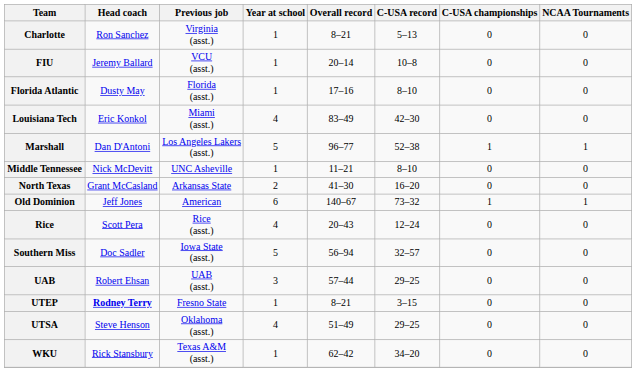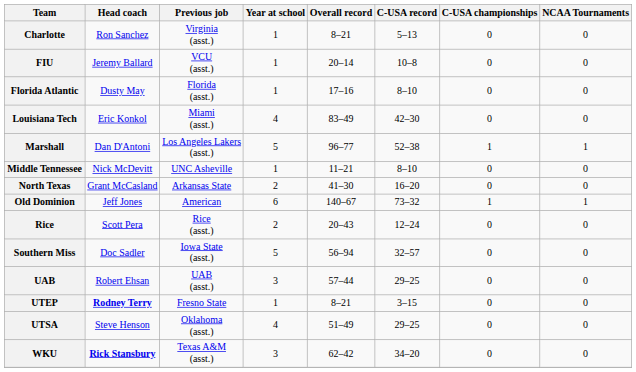(275, 225) 4 -> (275, 225) 2
(122, 353) normal -> (122, 353) bold
(275, 353) 1 -> (275, 353) 3
